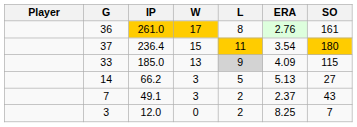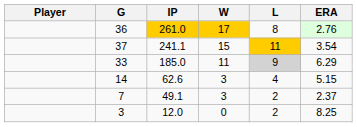- column: (330, 12)
(151, 46) 236.4 -> (173, 46) 241.1
(196, 63) 13 -> (224, 63) 11
(285, 63) 4.09 -> (326, 63) 6.29
(151, 79) 66.2 -> (173, 79) 62.6
(240, 79) 5 -> (275, 79) 4
(285, 79) 5.13 -> (326, 79) 5.15
